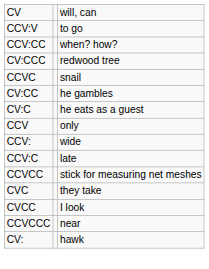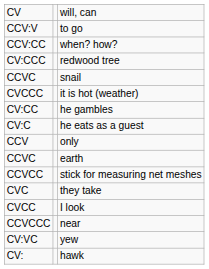+ row: (99, 93)
- row: (70, 142)
+ row: (72, 158)
- row: (68, 158)
+ row: (69, 239)
